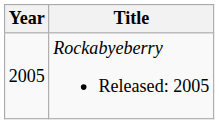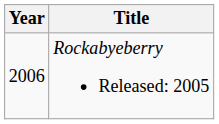(27, 75) 2005 -> (27, 75) 2006
